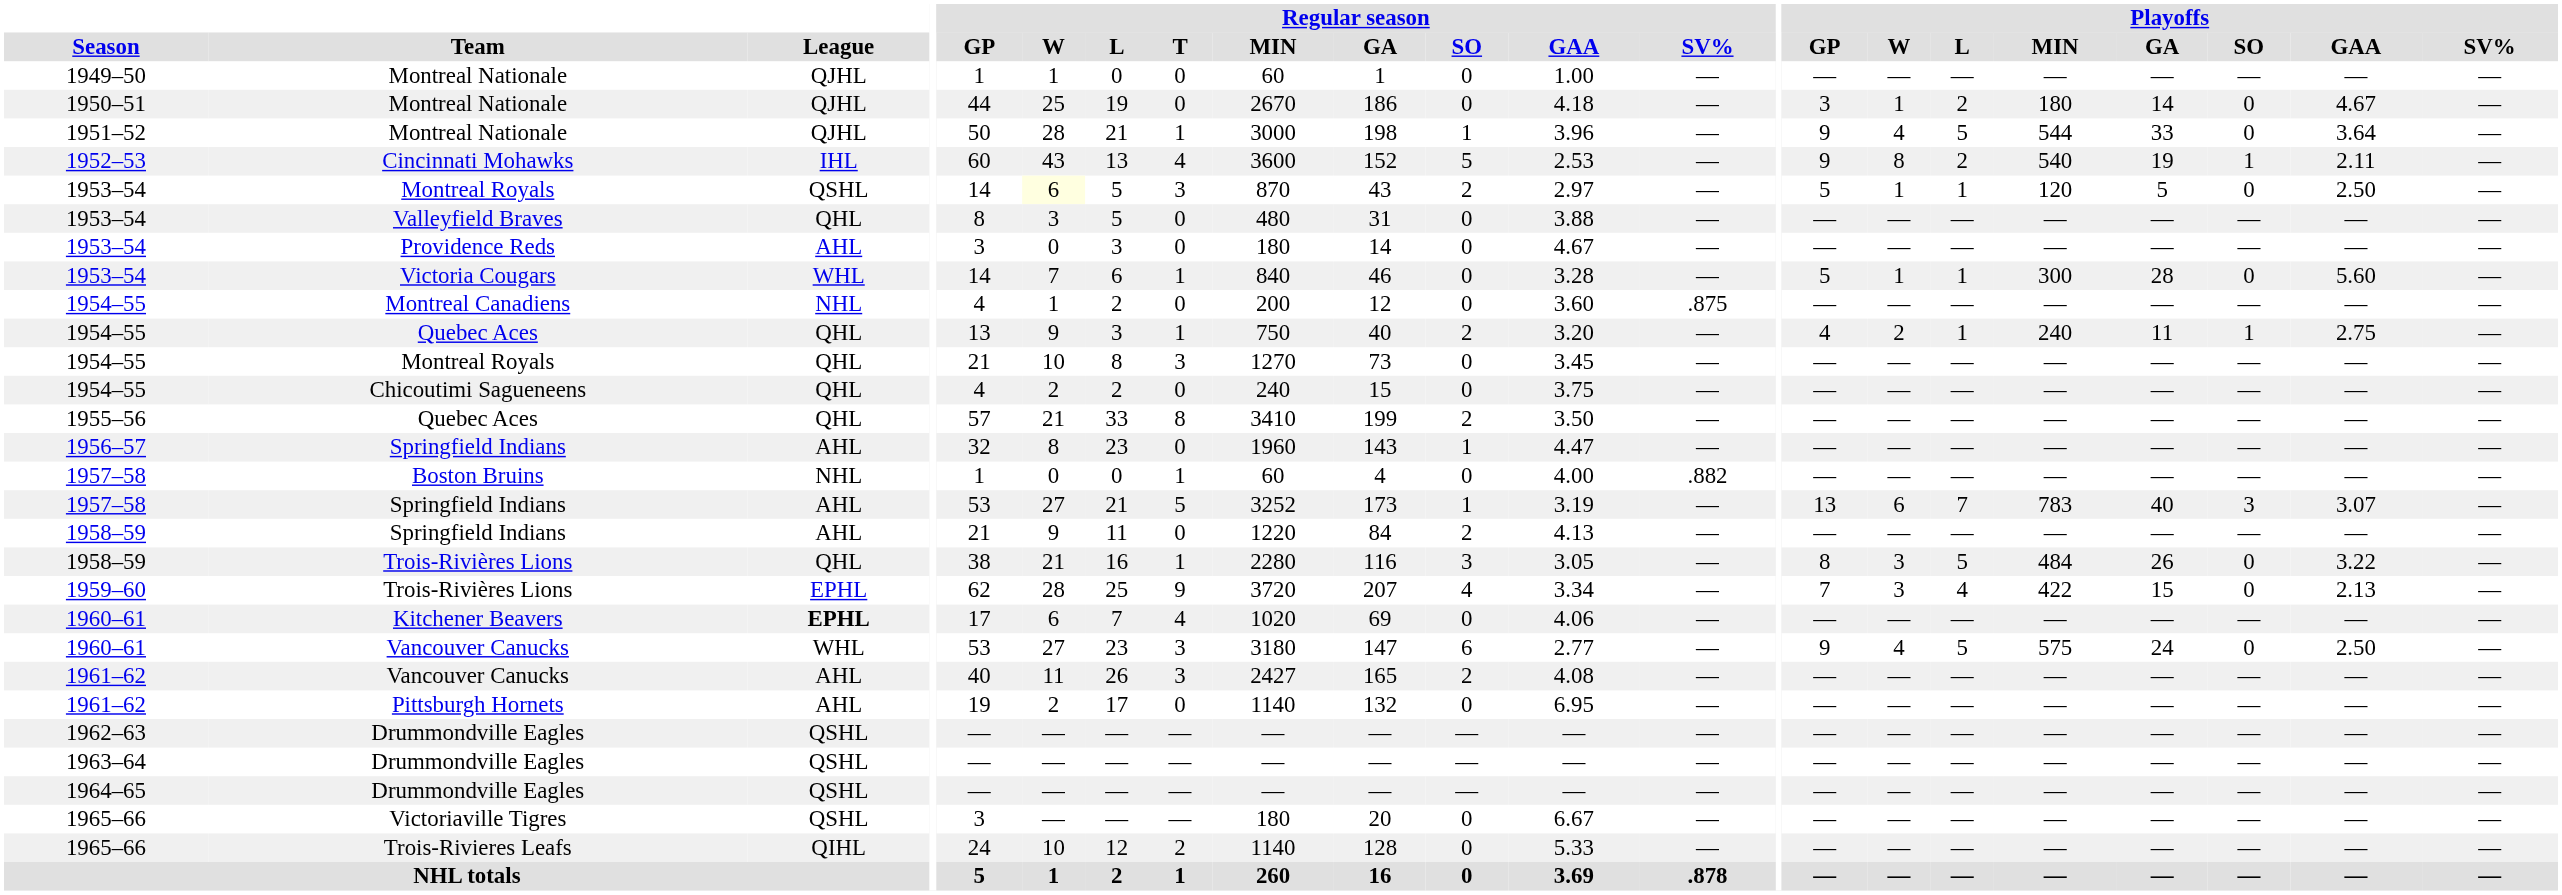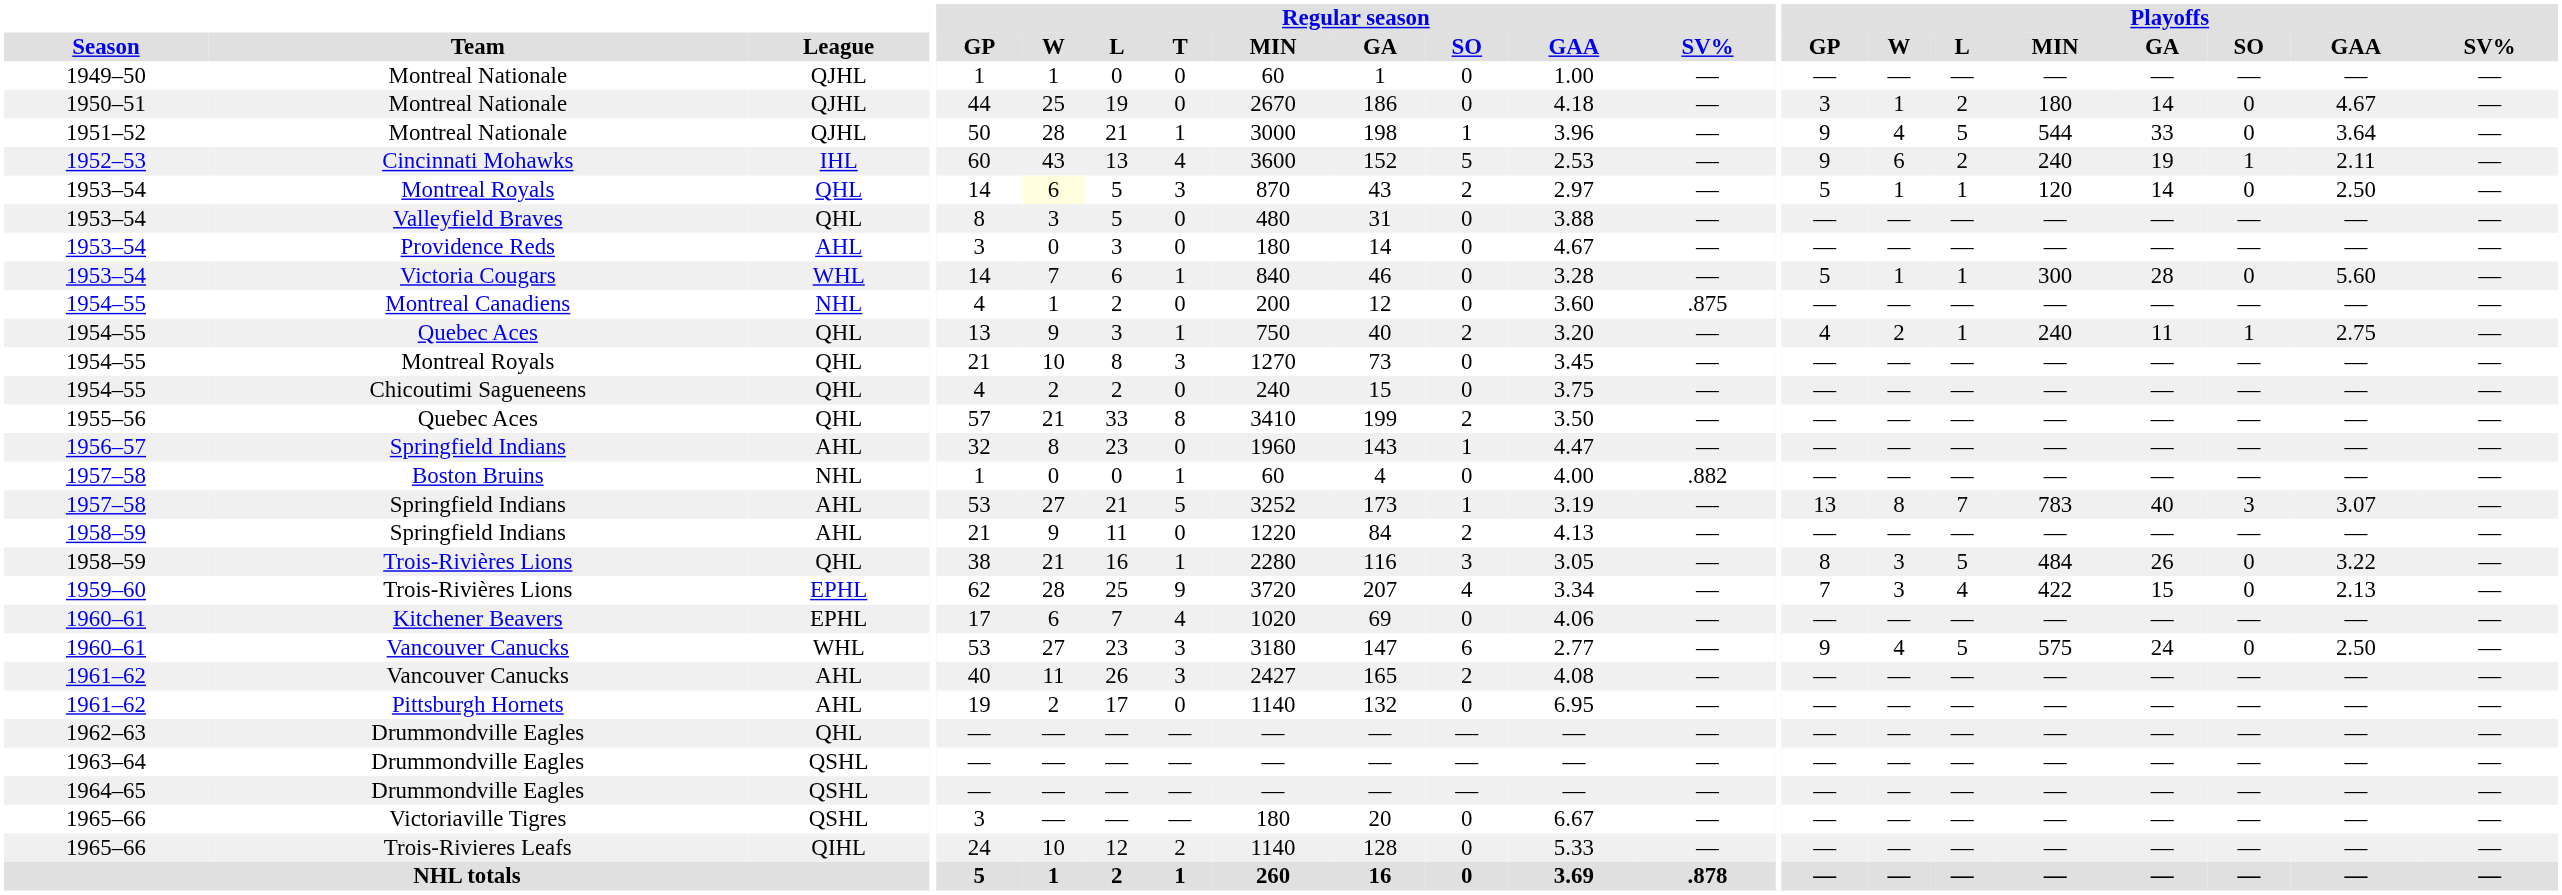(1899, 161) 8 -> (1899, 161) 6
(2055, 161) 540 -> (2055, 161) 240
(839, 189) QSHL -> (839, 189) QHL
(2162, 189) 5 -> (2162, 189) 14
(1899, 504) 6 -> (1899, 504) 8
(839, 618) bold -> (839, 618) normal
(839, 733) QSHL -> (839, 733) QHL
